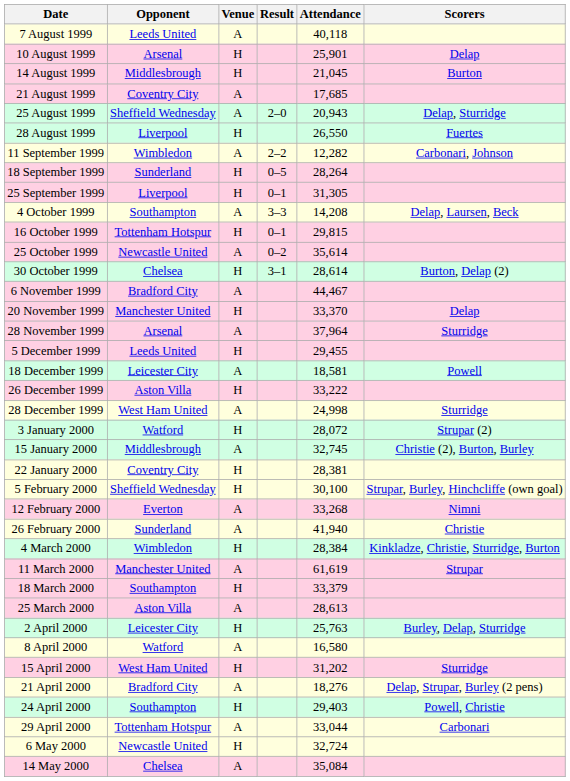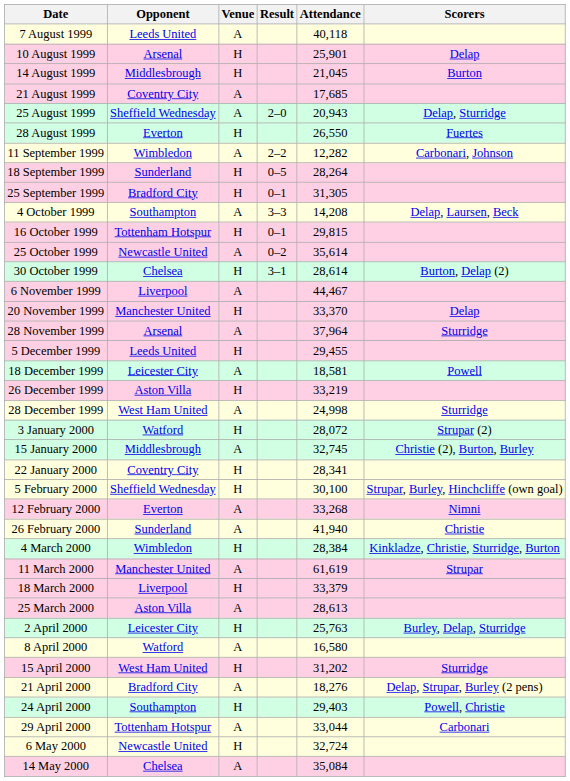(163, 133) Liverpool -> (163, 133) Everton
(163, 192) Liverpool -> (163, 192) Bradford City
(163, 291) Bradford City -> (163, 291) Liverpool
(330, 390) 33,222 -> (330, 390) 33,219
(330, 469) 28,381 -> (330, 469) 28,341
(163, 588) Southampton -> (163, 588) Liverpool
